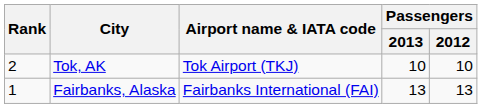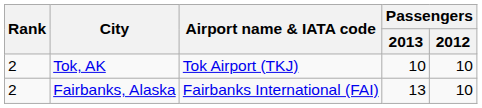(12, 90) 1 -> (12, 90) 2
(464, 90) 13 -> (464, 90) 10
